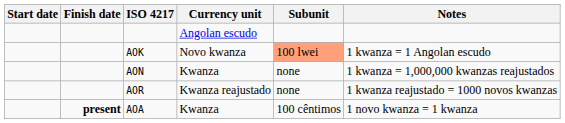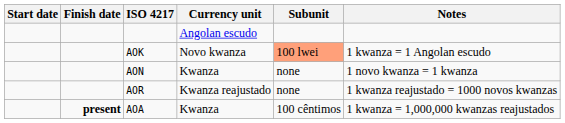(450, 71) 1 kwanza = 1,000,000 kwanzas reajustados -> (412, 71) 1 novo kwanza = 1 kwanza
(412, 109) 1 novo kwanza = 1 kwanza -> (450, 109) 1 kwanza = 1,000,000 kwanzas reajustados
